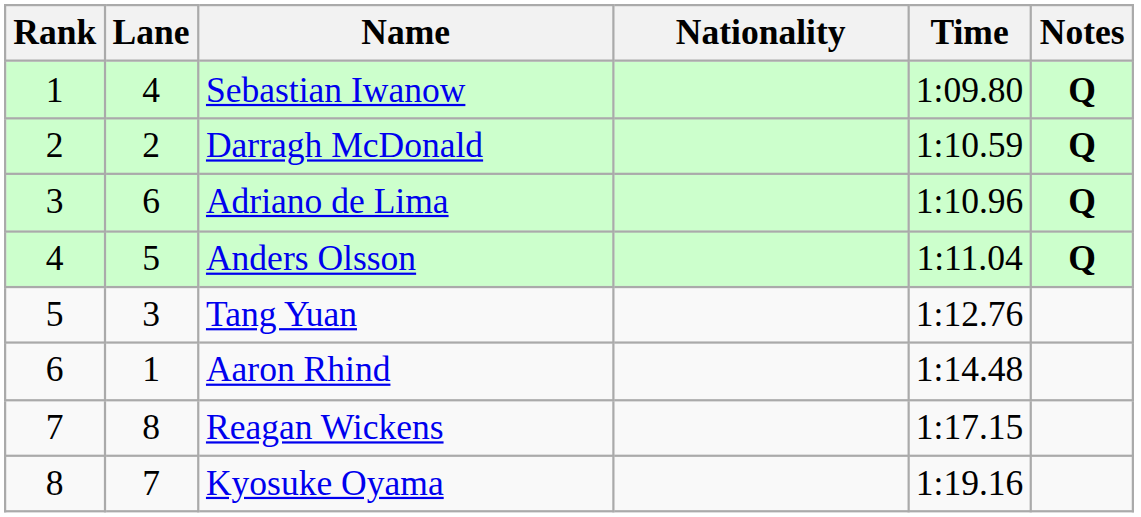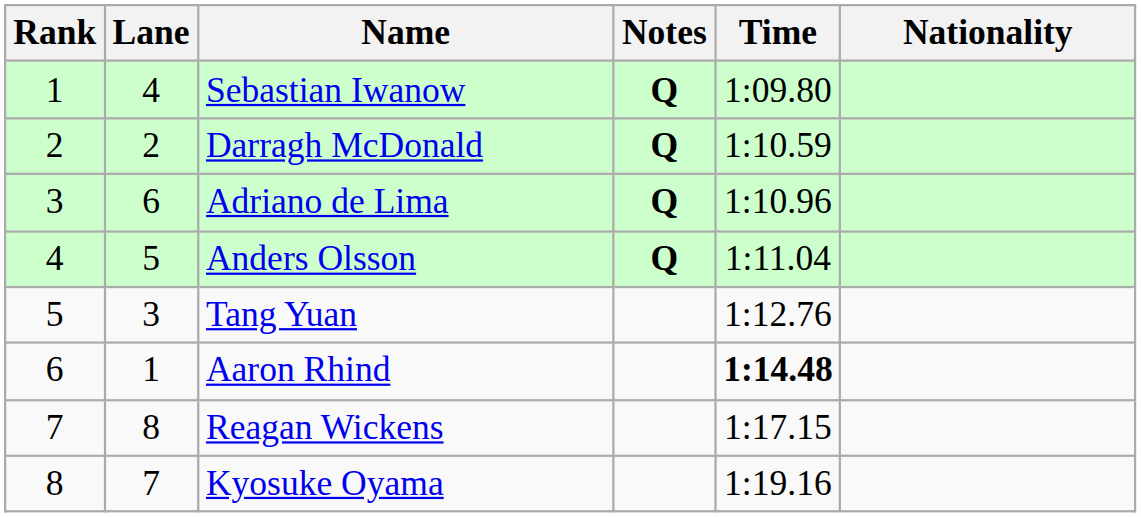columns swapped: (761, 32) <-> (1082, 32)
(970, 370) normal -> (778, 370) bold
